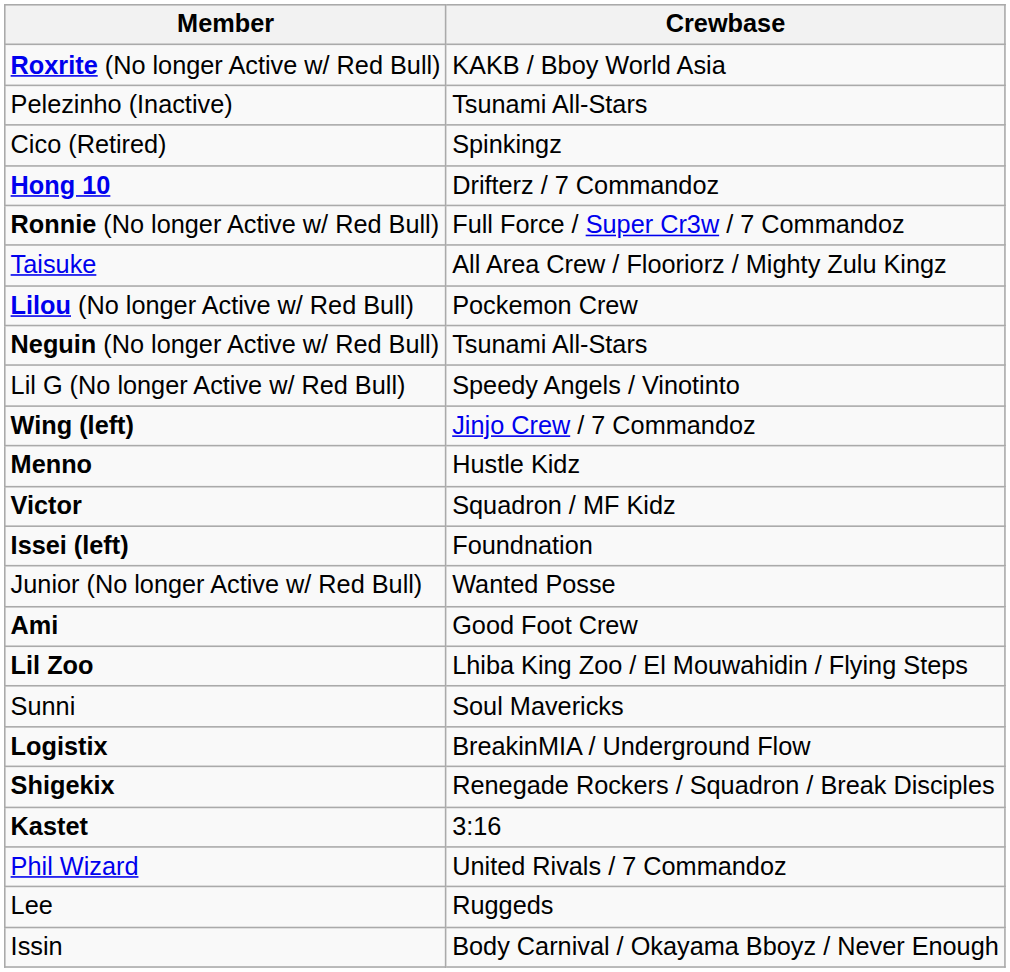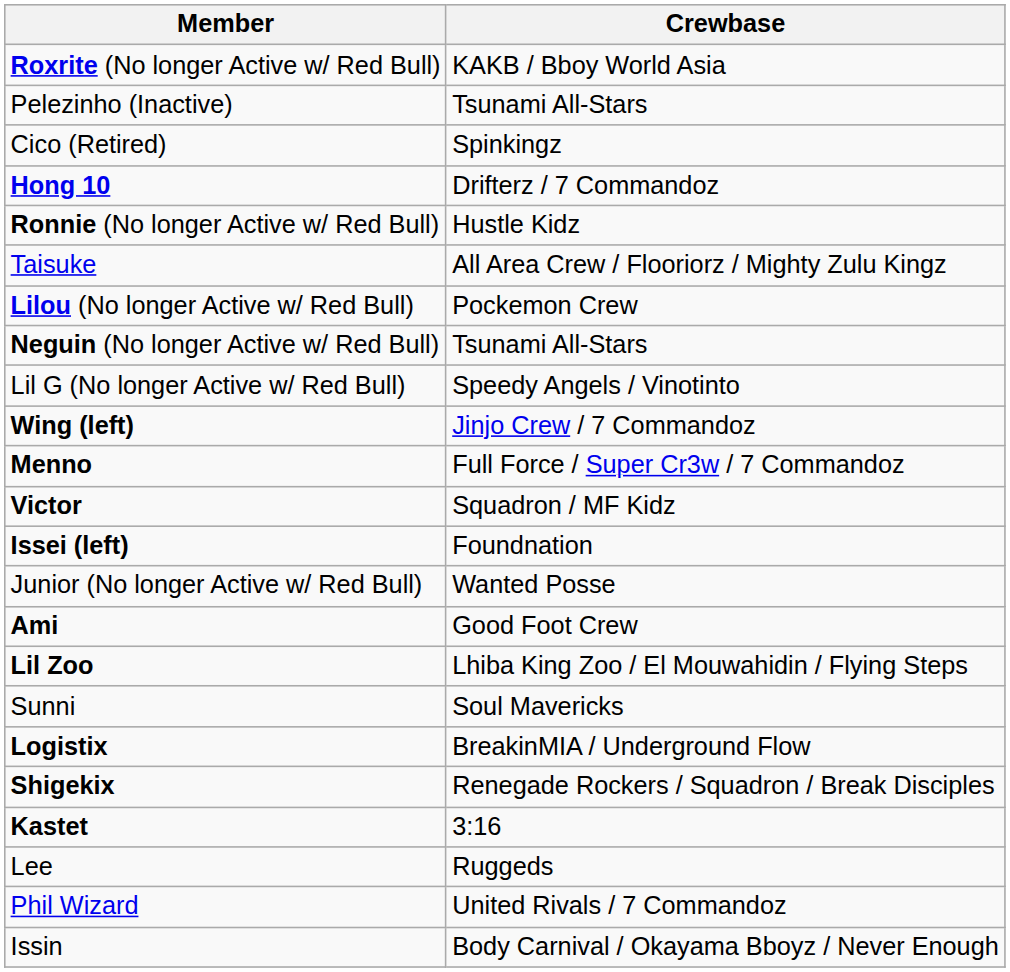(678, 225) Full Force / Super Cr3w / 7 Commandoz -> (516, 225) Hustle Kidz
(516, 465) Hustle Kidz -> (678, 465) Full Force / Super Cr3w / 7 Commandoz
rows swapped: (75, 866) <-> (32, 906)
